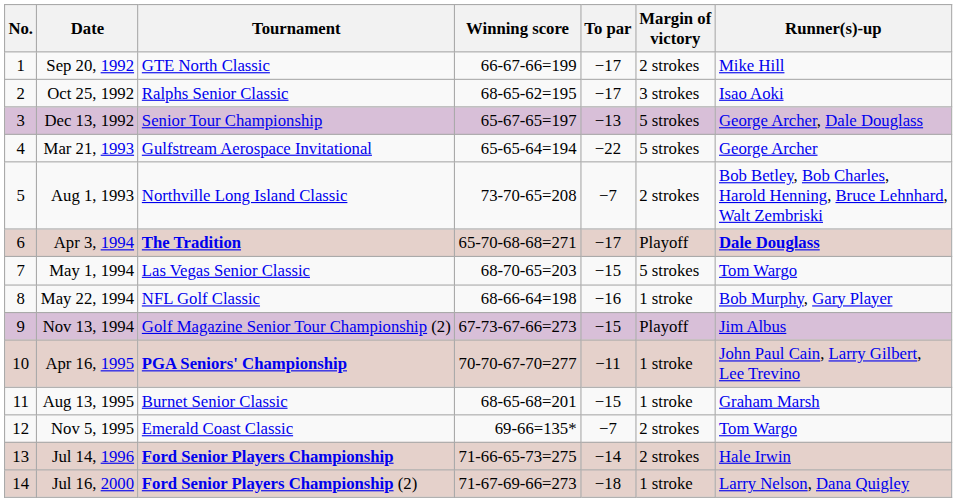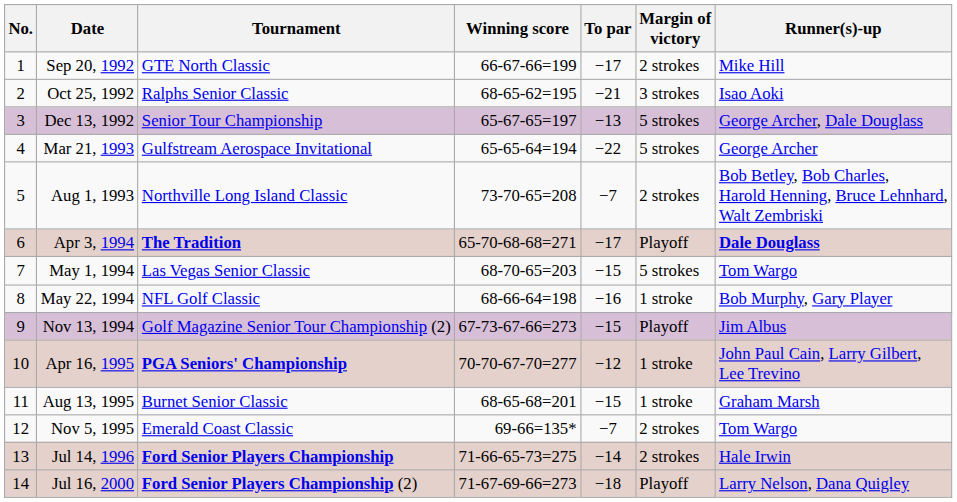(608, 93) −17 -> (608, 93) −21
(608, 363) −11 -> (608, 363) −12
(666, 483) 1 stroke -> (664, 483) Playoff
